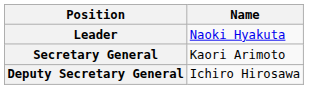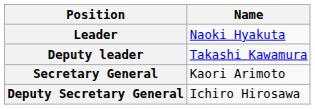+ row: (96, 54)
